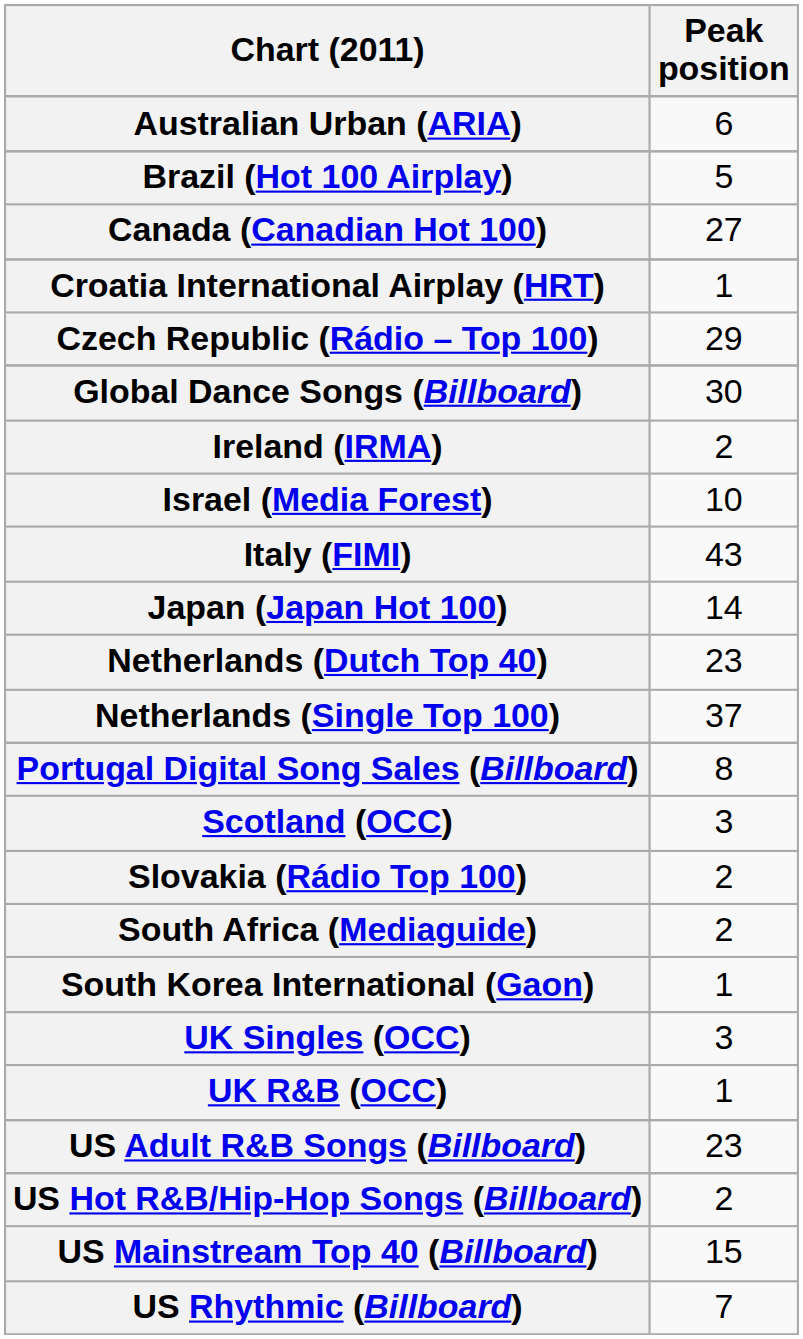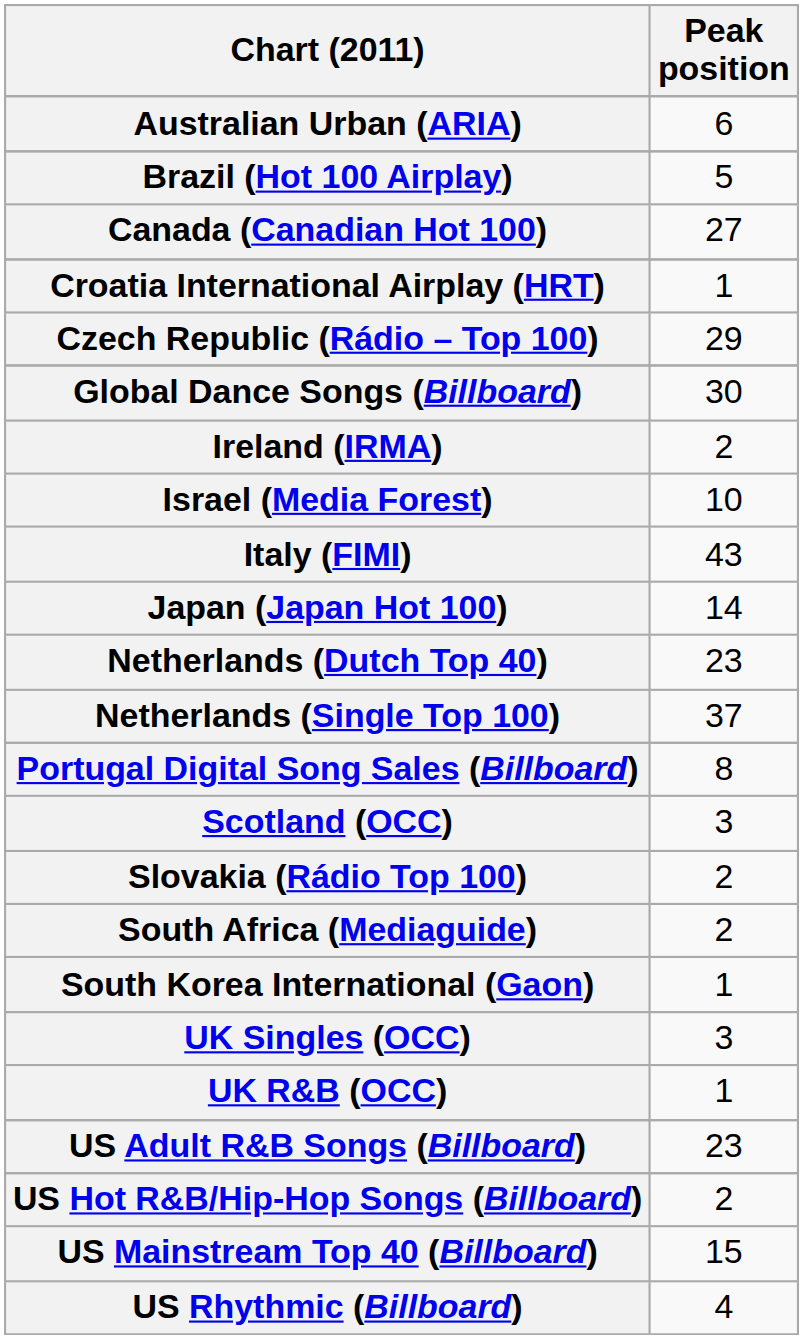(724, 1306) 7 -> (724, 1306) 4
